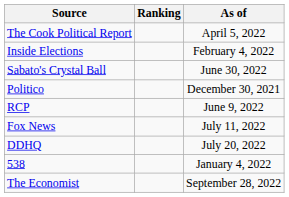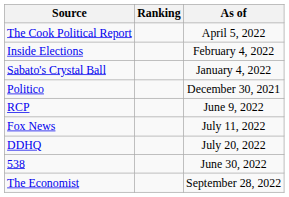(234, 70) June 30, 2022 -> (234, 70) January 4, 2022
(234, 164) January 4, 2022 -> (234, 164) June 30, 2022
